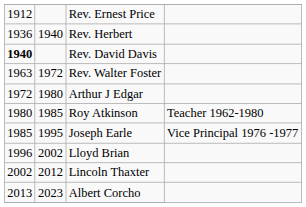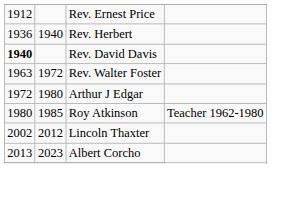- row: (100, 133)
- row: (99, 152)
